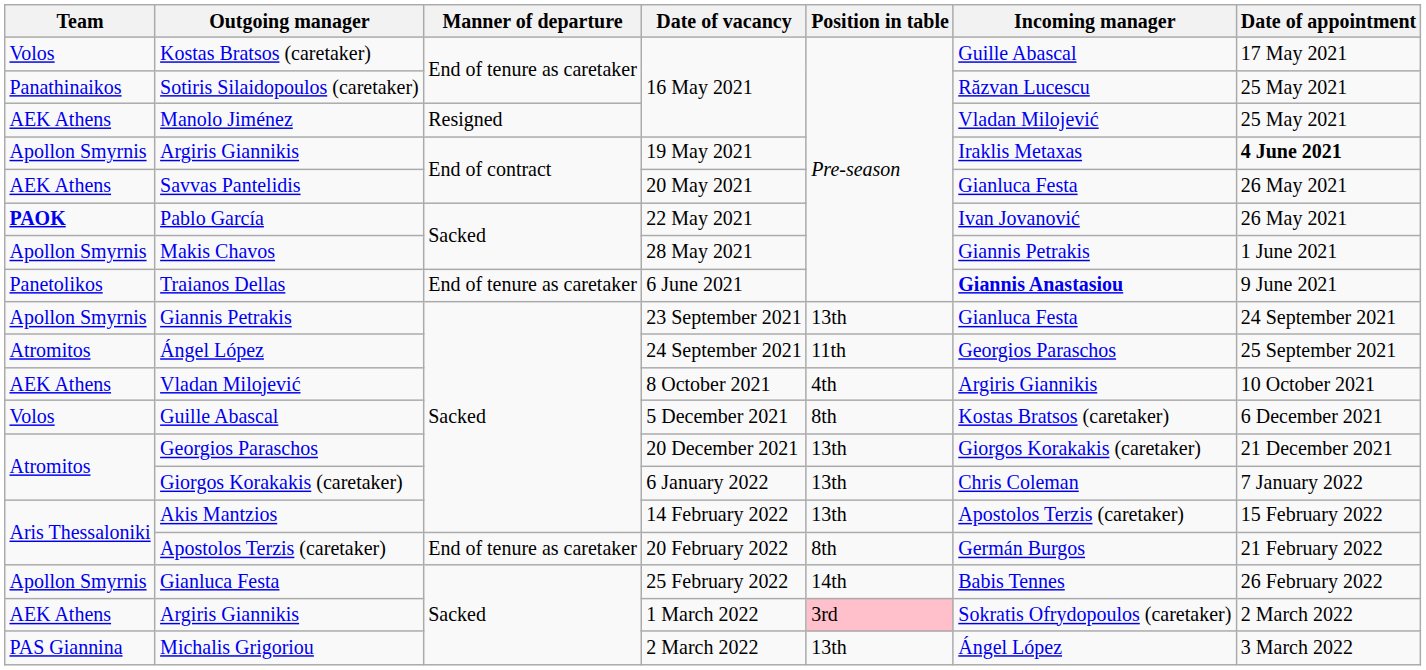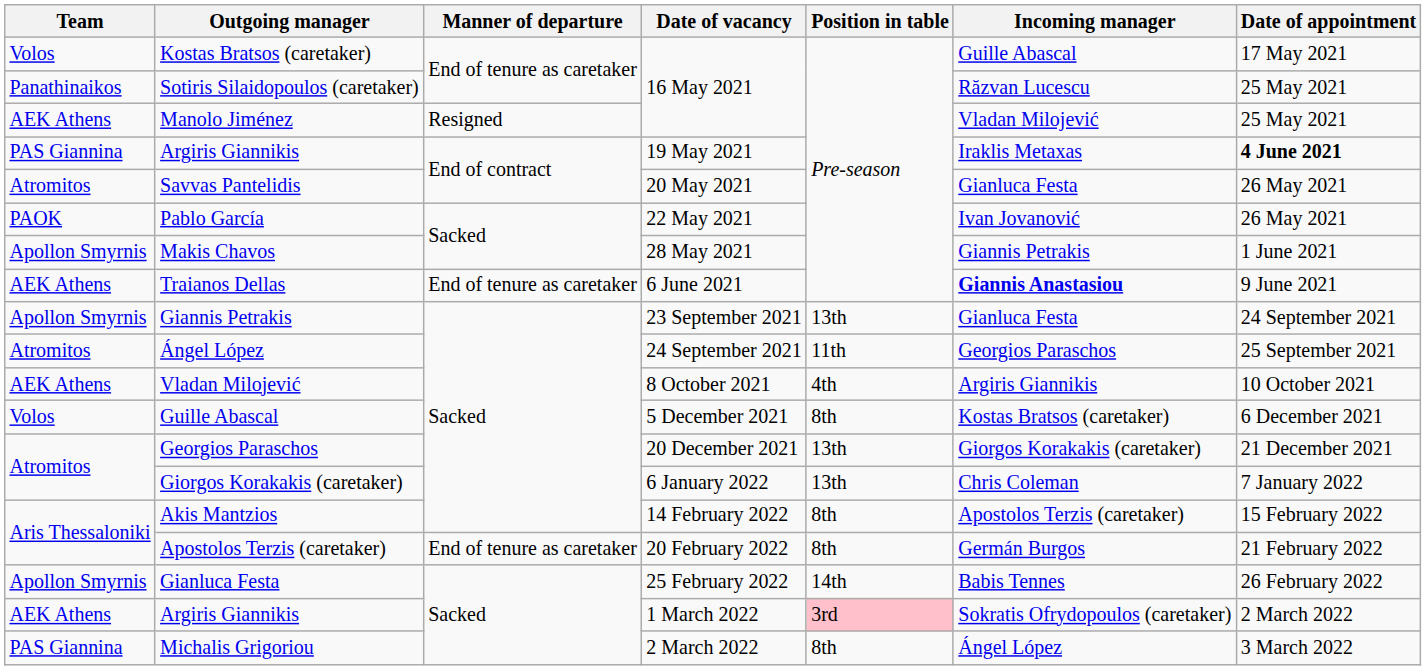(78, 152) Apollon Smyrnis -> (66, 152) PAS Giannina
(60, 185) AEK Athens -> (50, 185) Atromitos
(38, 218) bold -> (36, 218) normal
(56, 284) Panetolikos -> (60, 284) AEK Athens
(829, 515) 13th -> (824, 515) 8th
(829, 647) 13th -> (824, 647) 8th
